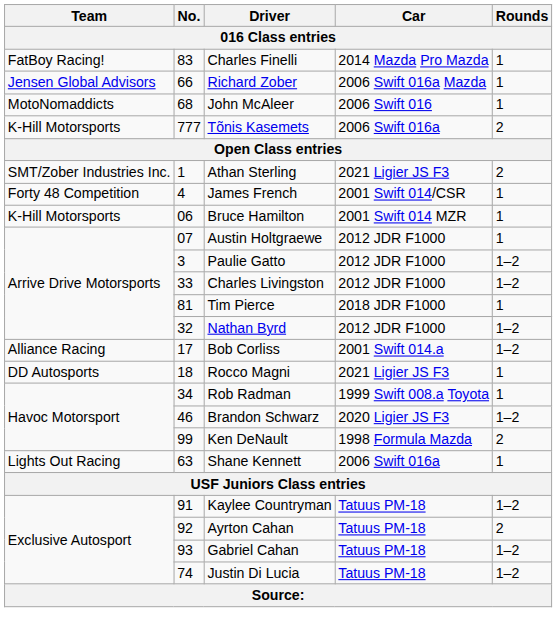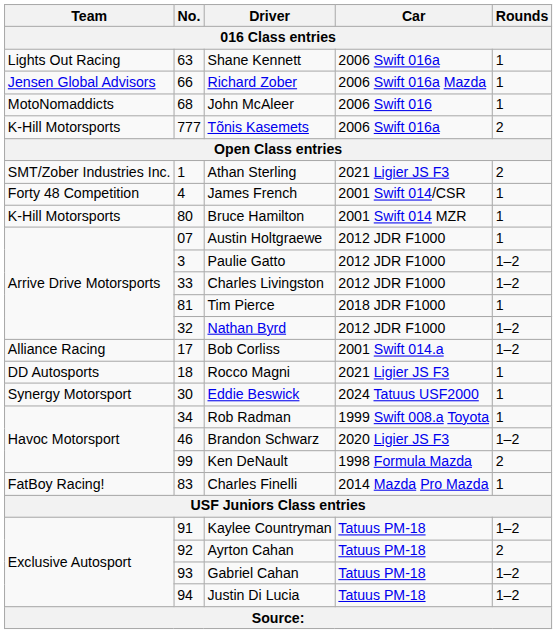rows swapped: (254, 461) <-> (252, 60)
(185, 216) 06 -> (185, 216) 80
+ row: (253, 394)
(185, 573) 74 -> (185, 595) 94
